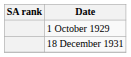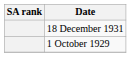rows swapped: (78, 28) <-> (85, 44)
